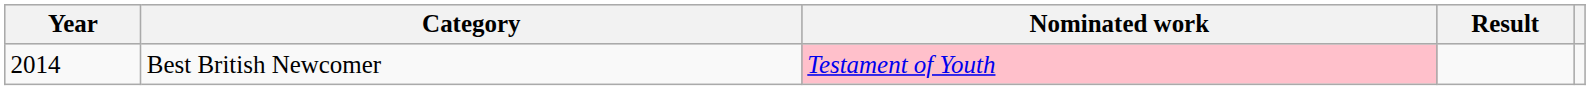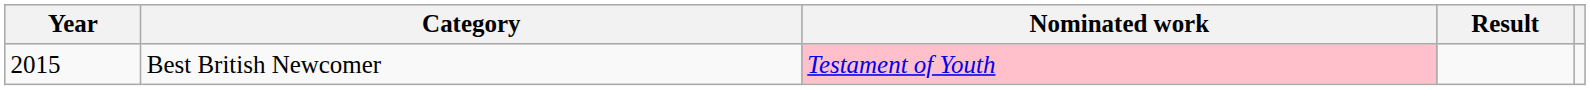(35, 63) 2014 -> (35, 63) 2015
